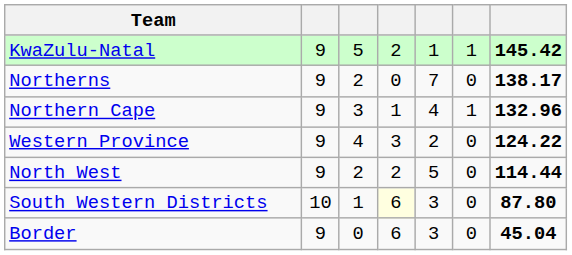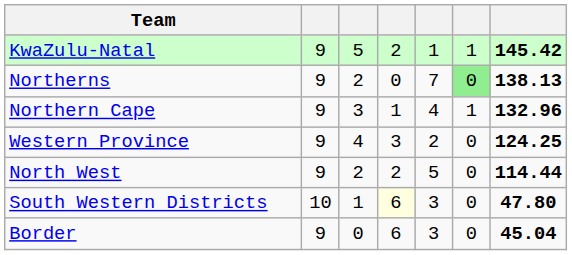(471, 81) no background -> (471, 81) lightgreen background
(528, 81) 138.17 -> (528, 81) 138.13
(528, 142) 124.22 -> (528, 142) 124.25
(528, 203) 87.80 -> (528, 203) 47.80
